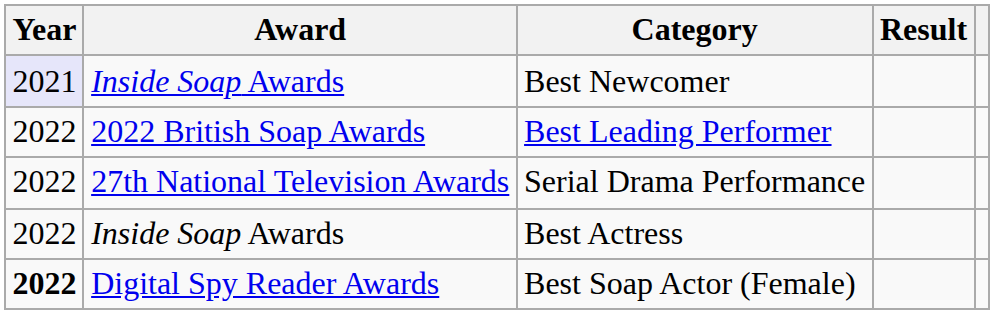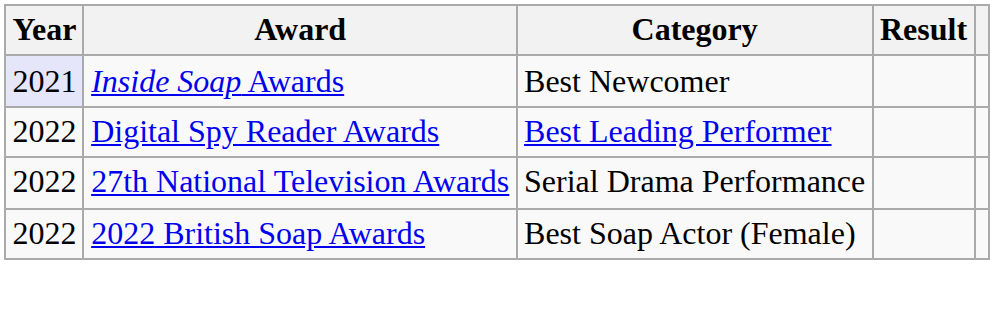(258, 131) 2022 British Soap Awards -> (265, 131) Digital Spy Reader Awards
- row: (604, 232)
(44, 283) bold -> (44, 232) normal
(265, 283) Digital Spy Reader Awards -> (258, 232) 2022 British Soap Awards
